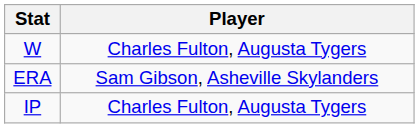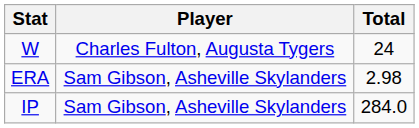+ column: (384, 19)
(237, 107) Charles Fulton, Augusta Tygers -> (205, 107) Sam Gibson, Asheville Skylanders
